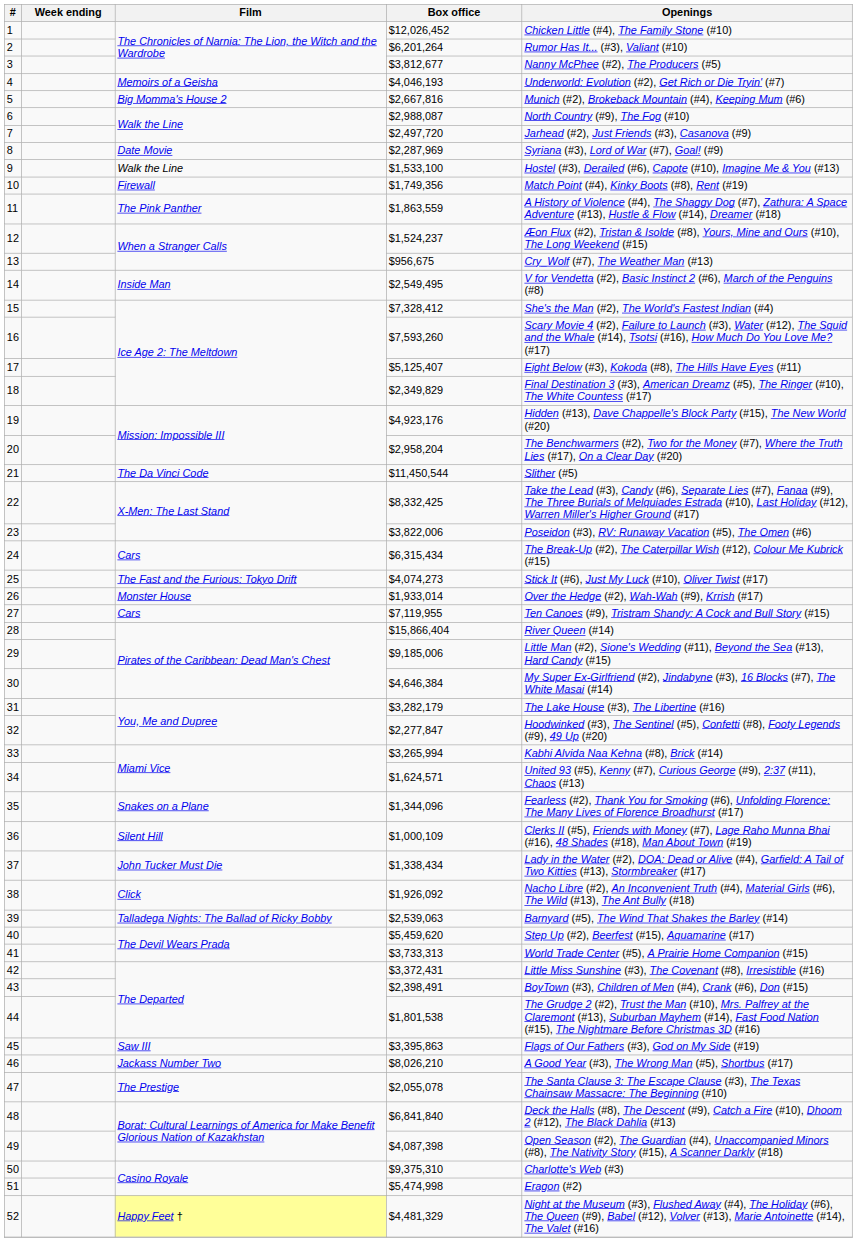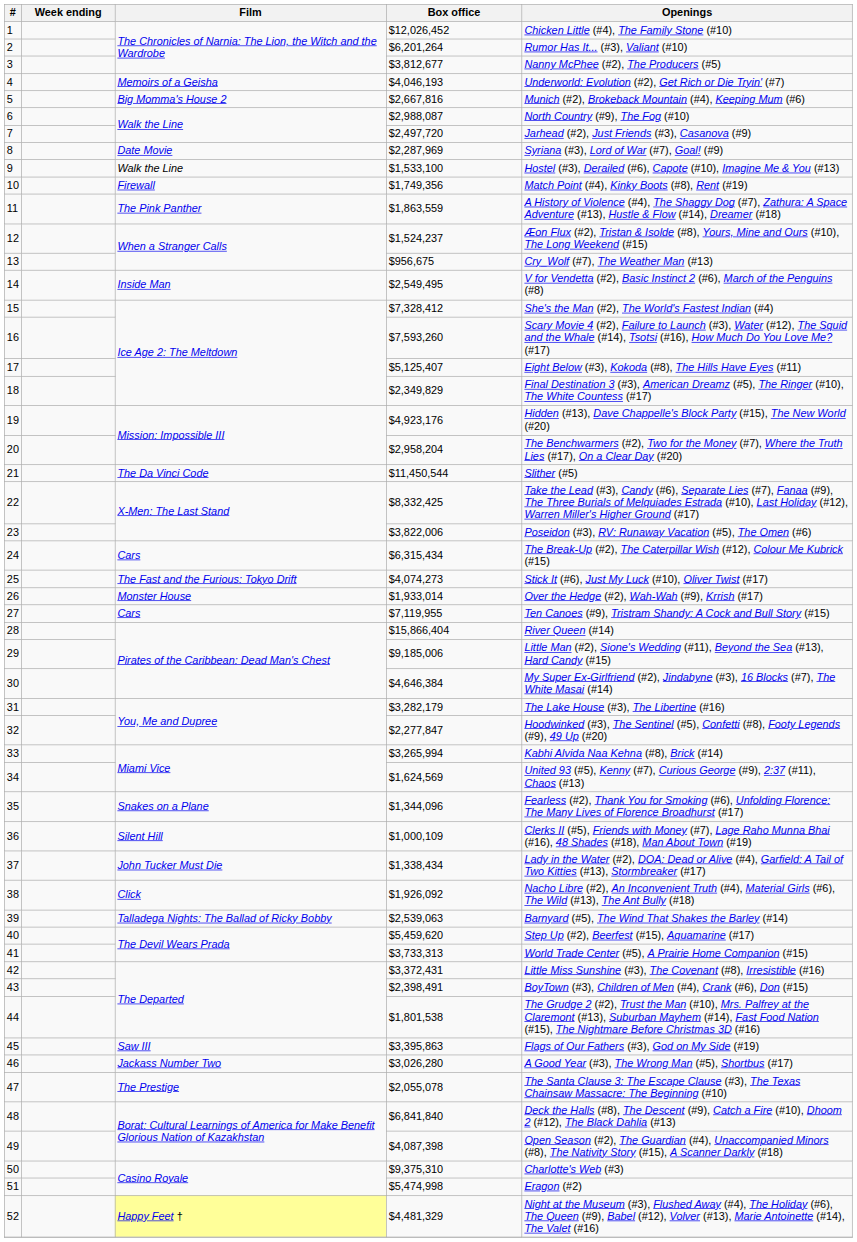(416, 777) $1,624,571 -> (416, 777) $1,624,569
(416, 1063) $8,026,210 -> (416, 1063) $3,026,280
